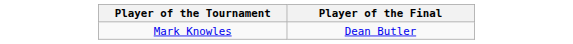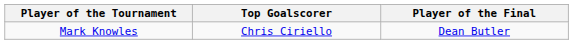+ column: (287, 13)
